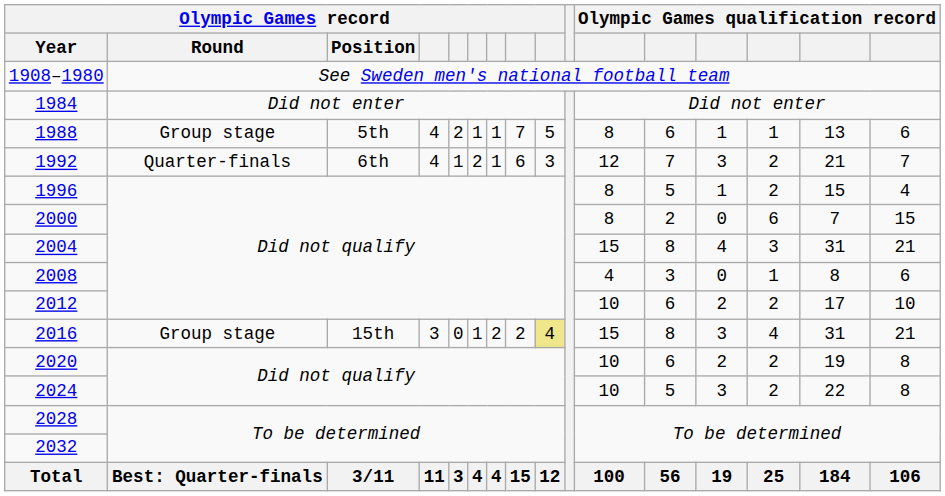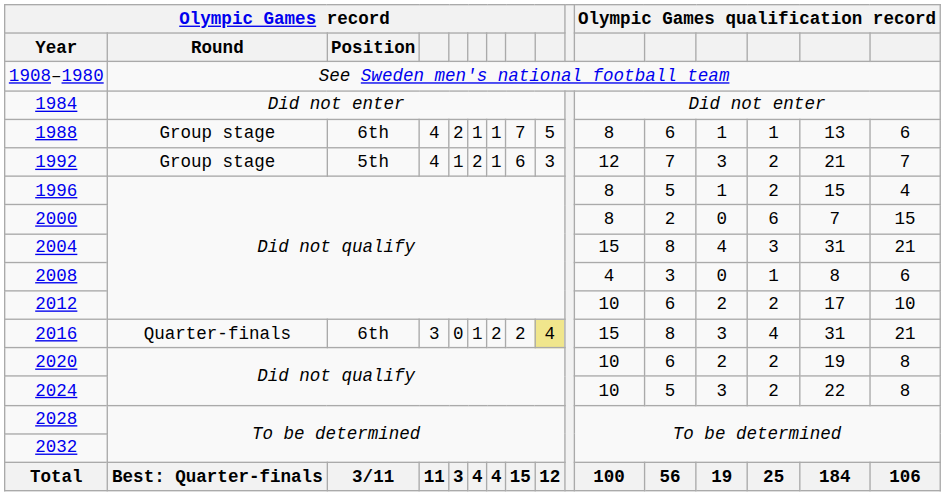(373, 133) 5th -> (373, 133) 6th
(217, 162) Quarter-finals -> (217, 162) Group stage
(373, 162) 6th -> (373, 162) 5th
(217, 334) Group stage -> (217, 334) Quarter-finals
(373, 334) 15th -> (373, 334) 6th
